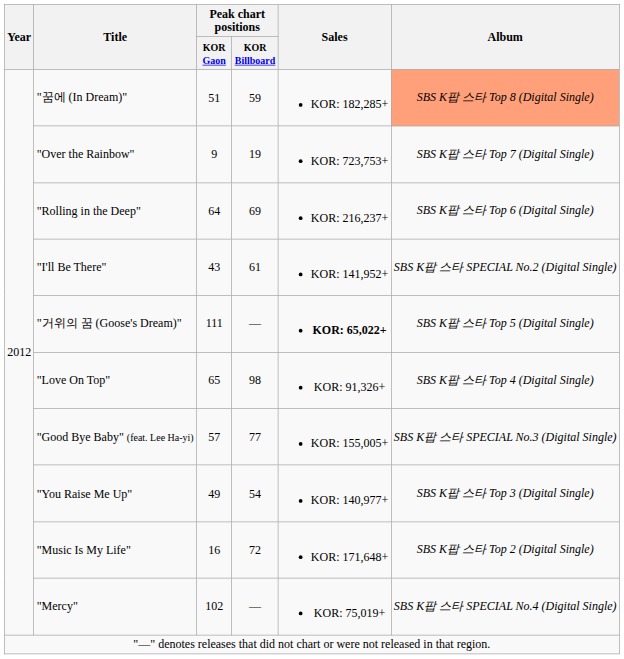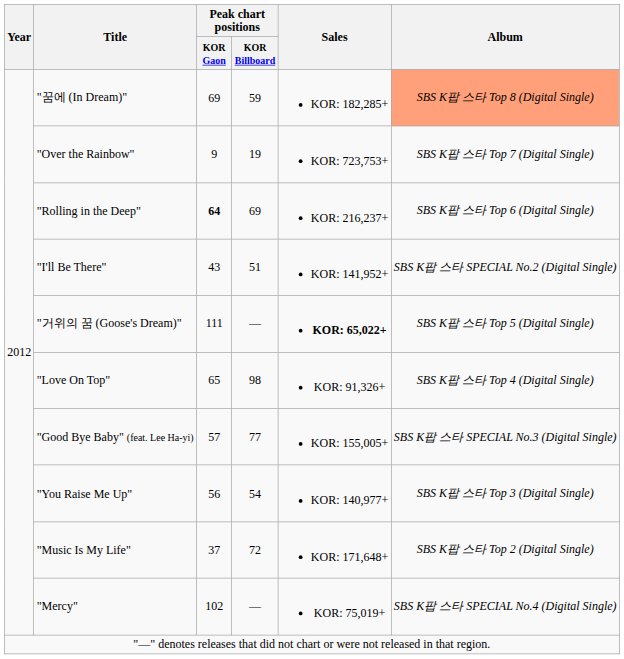(214, 97) 51 -> (214, 97) 69
(214, 210) normal -> (214, 210) bold
(255, 267) 61 -> (255, 267) 51
(214, 493) 49 -> (214, 493) 56
(214, 550) 16 -> (214, 550) 37
